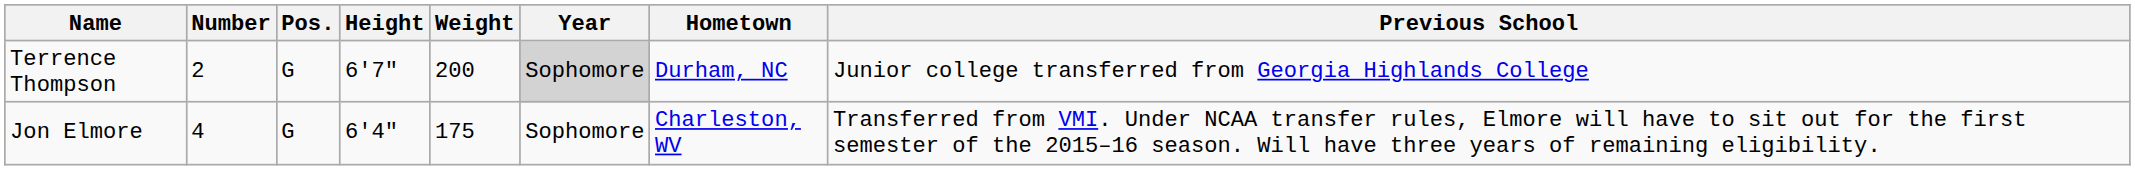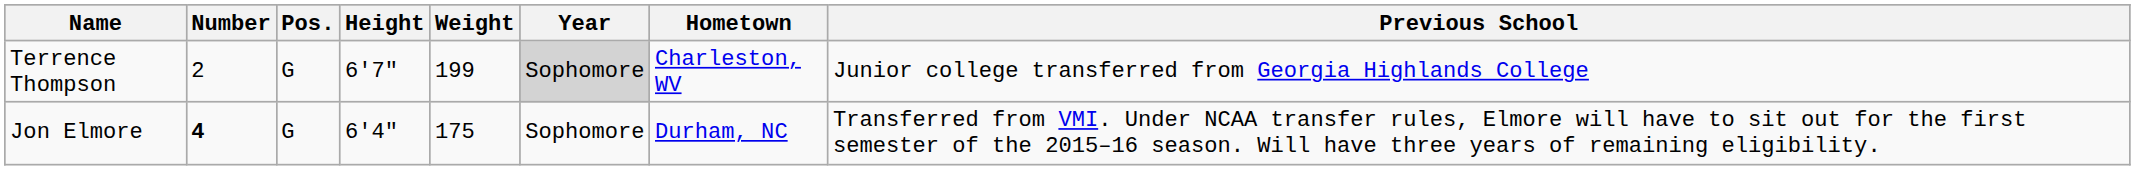(455, 72) 200 -> (455, 72) 199
(721, 72) Durham, NC -> (728, 72) Charleston, WV
(198, 133) normal -> (198, 133) bold
(728, 133) Charleston, WV -> (721, 133) Durham, NC
